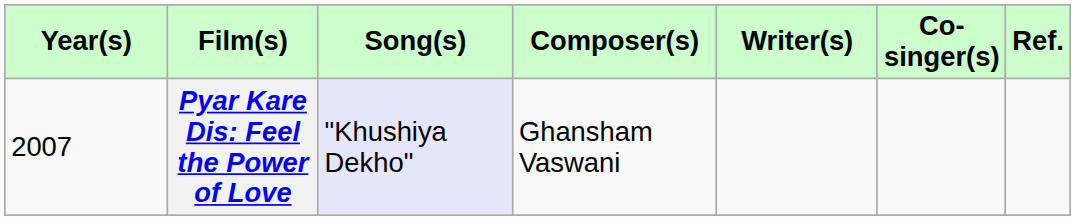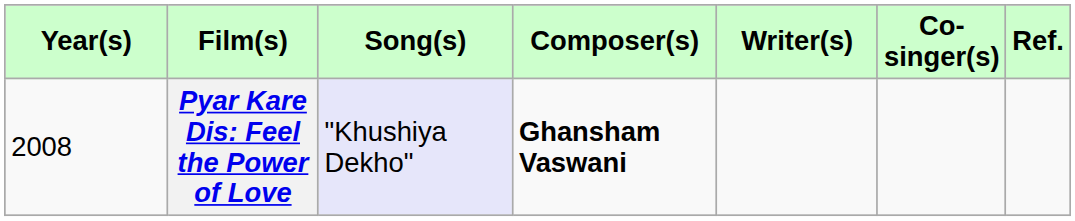(42, 146) 2007 -> (42, 146) 2008
(586, 146) normal -> (590, 146) bold
